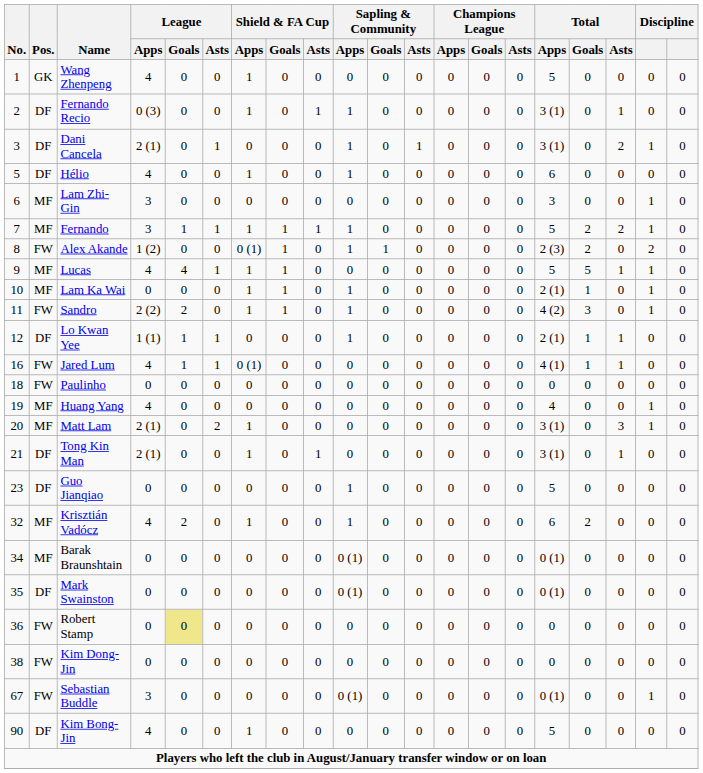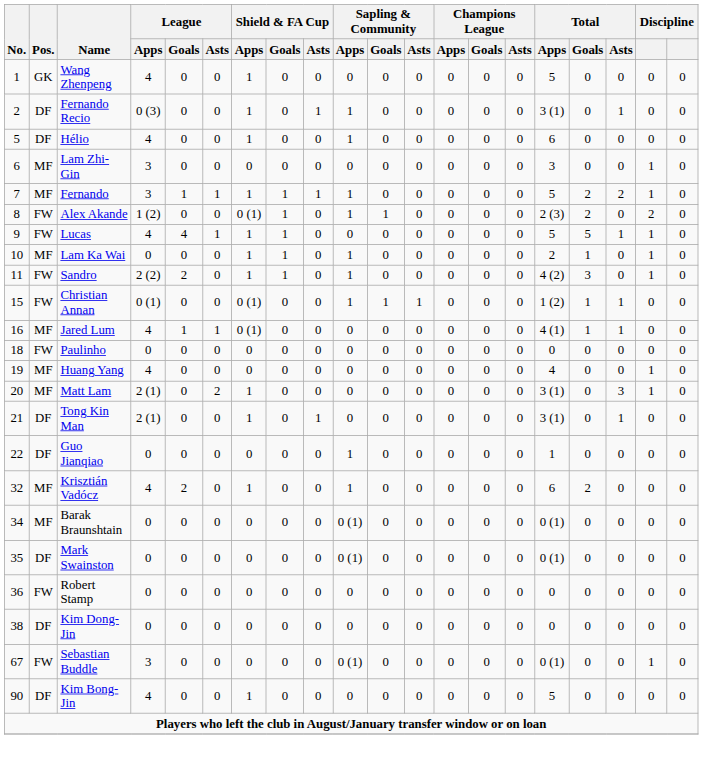- row: (81, 146)
(43, 269) MF -> (43, 234) FW
(552, 289) 2 (1) -> (552, 254) 2
- row: (84, 337)
+ row: (84, 302)
(43, 364) FW -> (43, 330) MF
(17, 488) 23 -> (17, 453) 22
(552, 488) 5 -> (552, 453) 1
(184, 626) khaki background -> (184, 592) no background
(43, 661) FW -> (43, 626) DF
